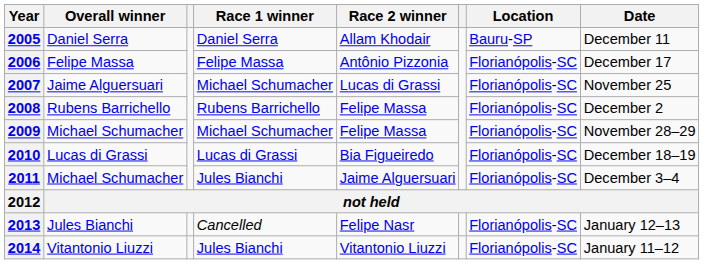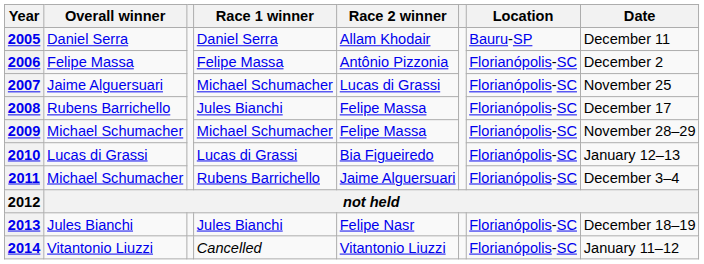(627, 62) December 17 -> (623, 62) December 2
(258, 109) Rubens Barrichello -> (240, 109) Jules Bianchi
(623, 109) December 2 -> (627, 109) December 17
(640, 155) December 18–19 -> (632, 155) January 12–13
(240, 178) Jules Bianchi -> (258, 178) Rubens Barrichello
(229, 224) Cancelled -> (240, 224) Jules Bianchi
(632, 224) January 12–13 -> (640, 224) December 18–19
(240, 247) Jules Bianchi -> (229, 247) Cancelled
